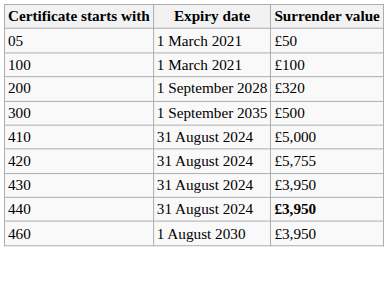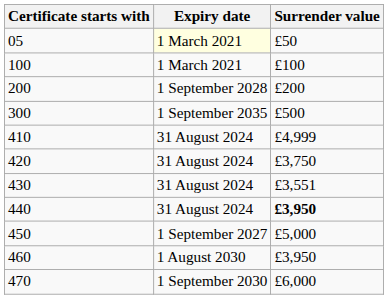(199, 40) no background -> (199, 40) lightyellow background
(290, 88) £320 -> (290, 88) £200
(295, 137) £5,000 -> (295, 137) £4,999
(295, 161) £5,755 -> (295, 161) £3,750
(295, 185) £3,950 -> (295, 185) £3,551
+ row: (19, 233)
+ row: (19, 281)
